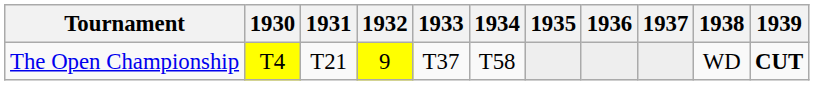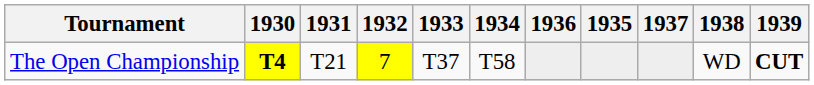columns swapped: (553, 23) <-> (609, 23)
(272, 61) normal -> (272, 61) bold
(385, 61) 9 -> (385, 61) 7
